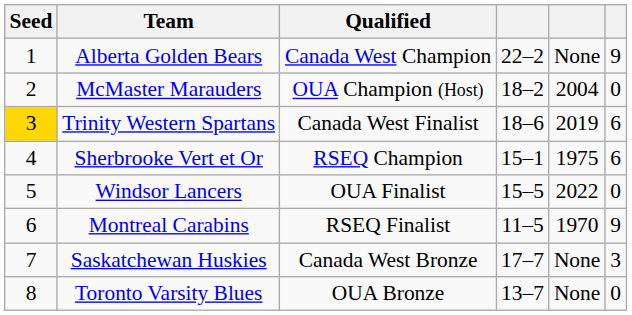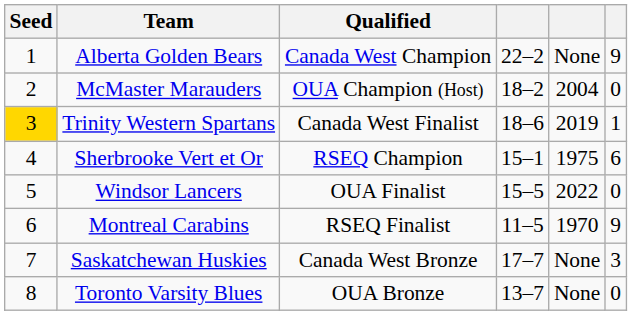(616, 123) 6 -> (616, 123) 1
